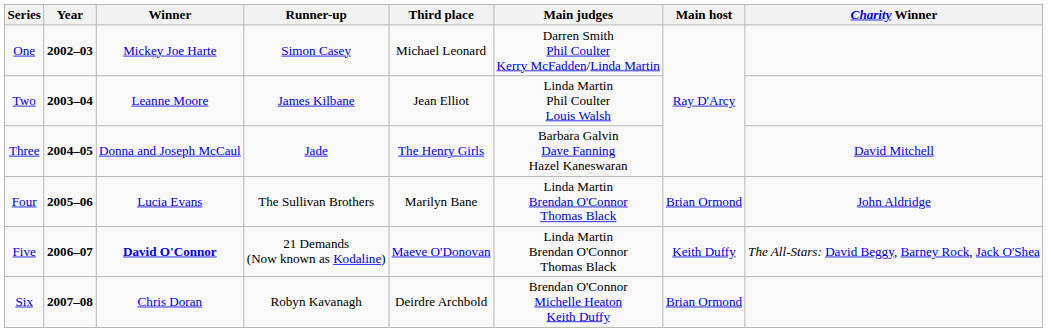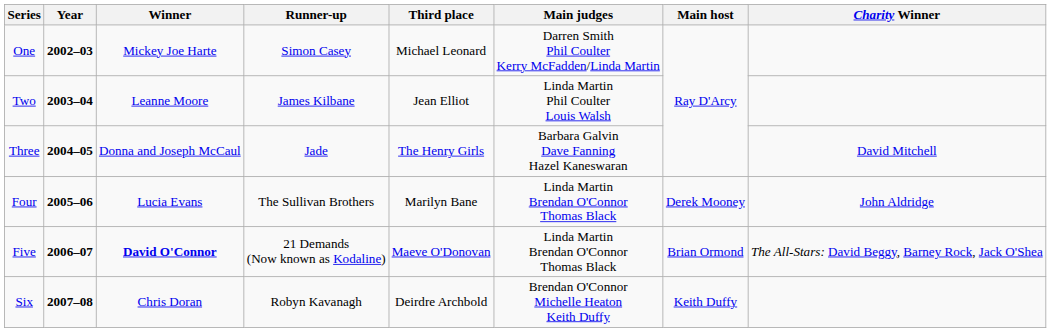(704, 201) Brian Ormond -> (705, 201) Derek Mooney
(704, 251) Keith Duffy -> (705, 251) Brian Ormond
(704, 302) Brian Ormond -> (705, 302) Keith Duffy
